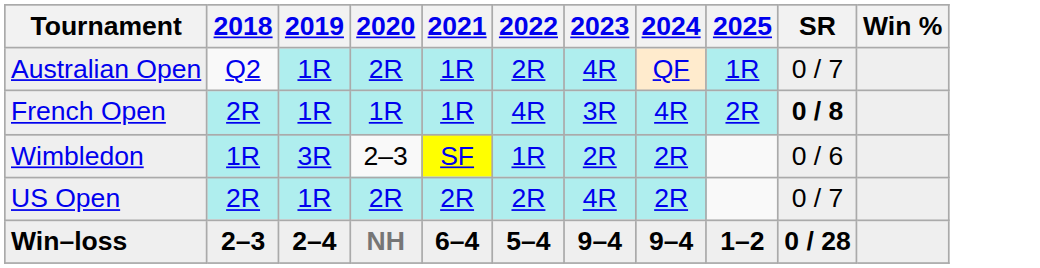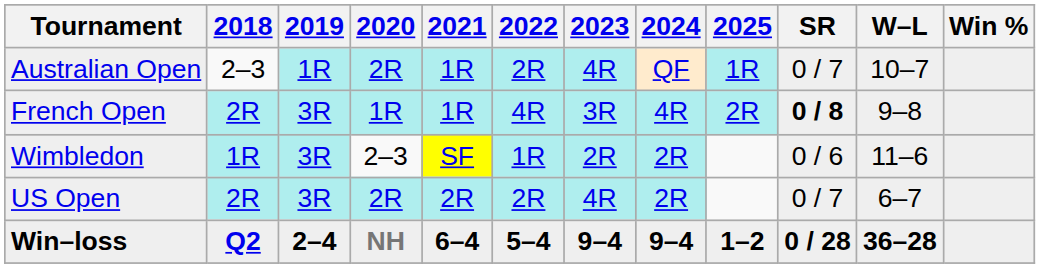+ column: (900, 25)
(243, 68) Q2 -> (243, 68) 2–3
(314, 111) 1R -> (314, 111) 3R
(314, 197) 1R -> (314, 197) 3R
(243, 240) 2–3 -> (243, 240) Q2
